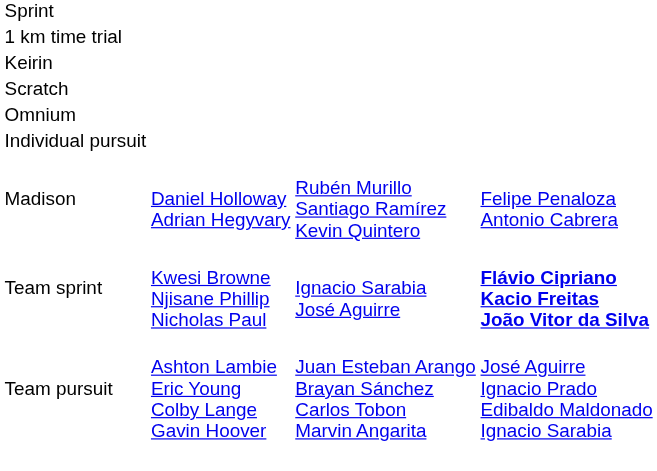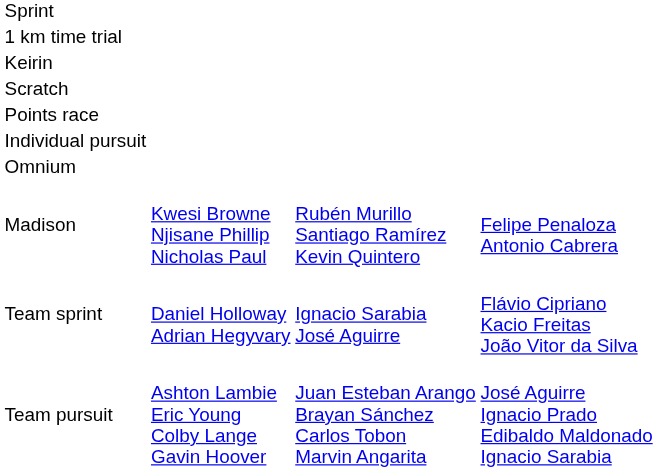+ row: (52, 114)
rows swapped: (75, 140) <-> (40, 114)
(221, 209) Daniel Holloway Adrian Hegyvary -> (211, 235) Kwesi Browne Njisane Phillip Nicholas Paul
(211, 298) Kwesi Browne Njisane Phillip Nicholas Paul -> (221, 324) Daniel Holloway Adrian Hegyvary
(565, 298) bold -> (559, 324) normal
